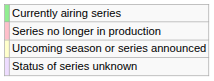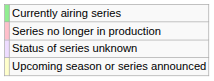rows swapped: (109, 48) <-> (75, 66)
